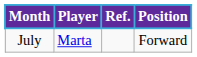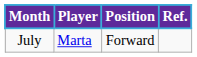columns swapped: (163, 16) <-> (118, 16)
